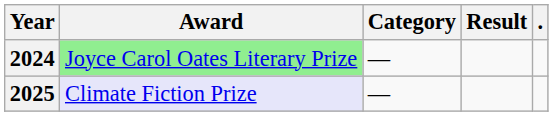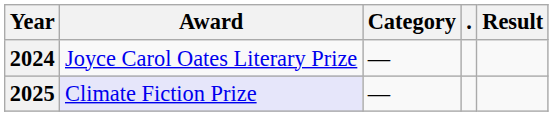columns swapped: (497, 22) <-> (540, 22)
(211, 57) lightgreen background -> (211, 57) no background
